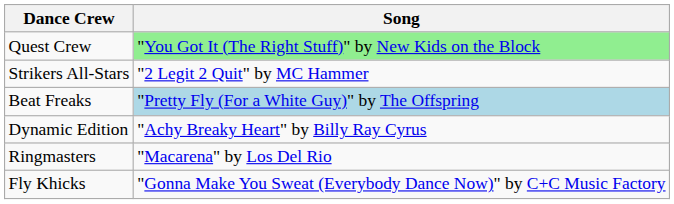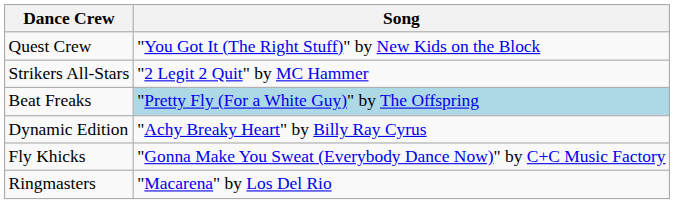(339, 45) lightgreen background -> (339, 45) no background
rows swapped: (52, 156) <-> (47, 184)
